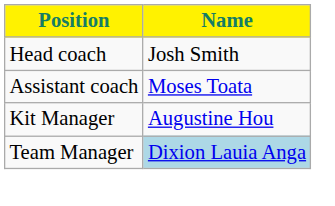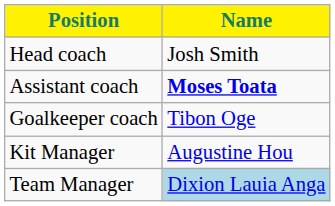(200, 86) normal -> (222, 86) bold
+ row: (84, 119)
